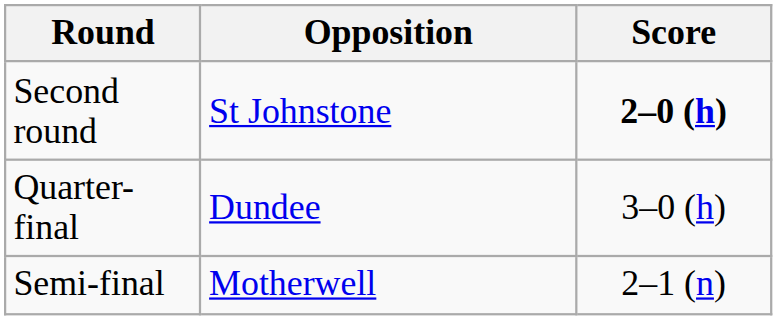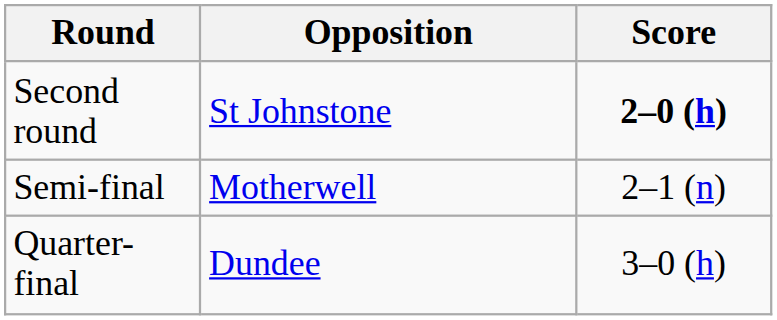rows swapped: (74, 207) <-> (89, 284)
